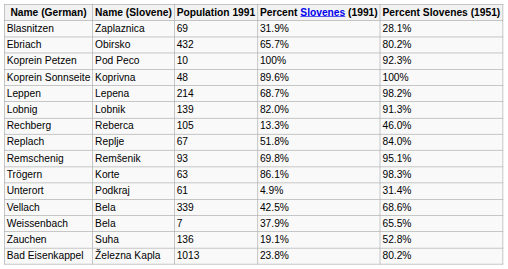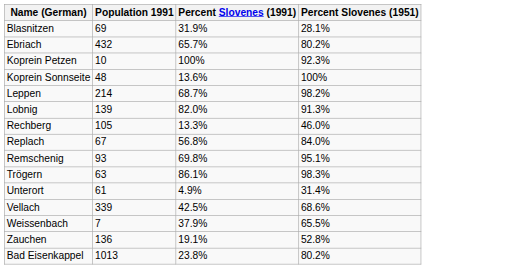- column: (134, 12)
(274, 77) 89.6% -> (193, 77) 13.6%
(274, 142) 51.8% -> (193, 142) 56.8%
